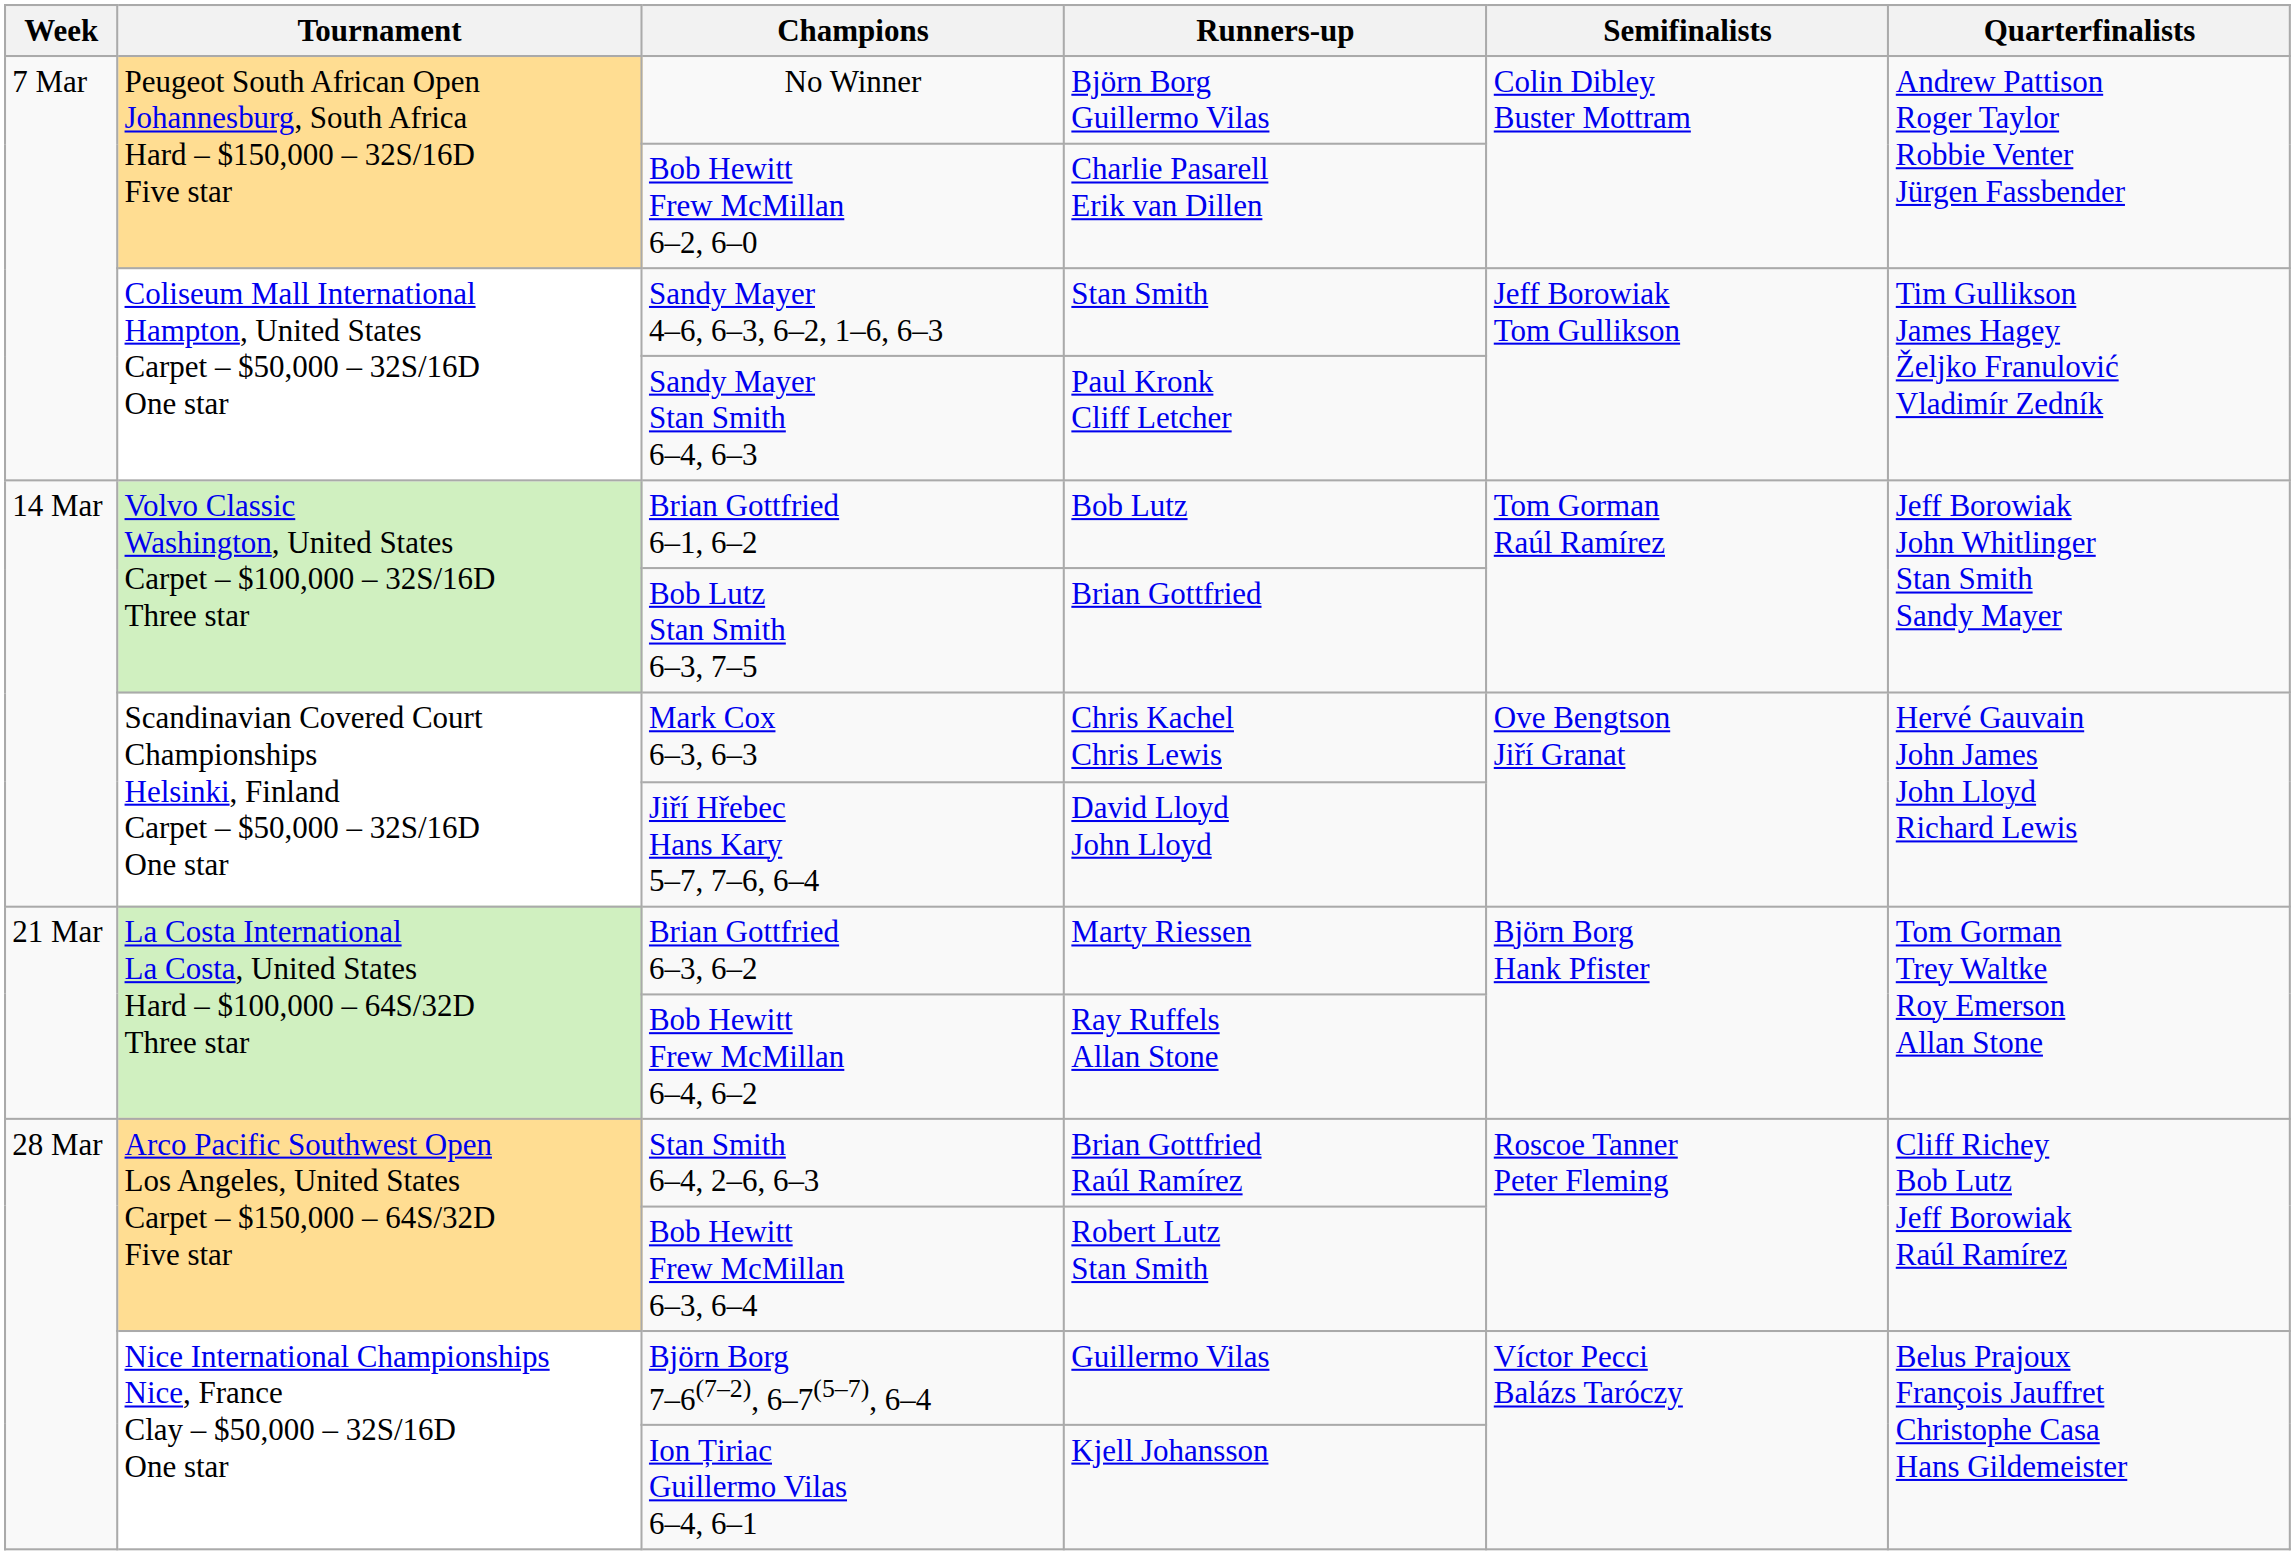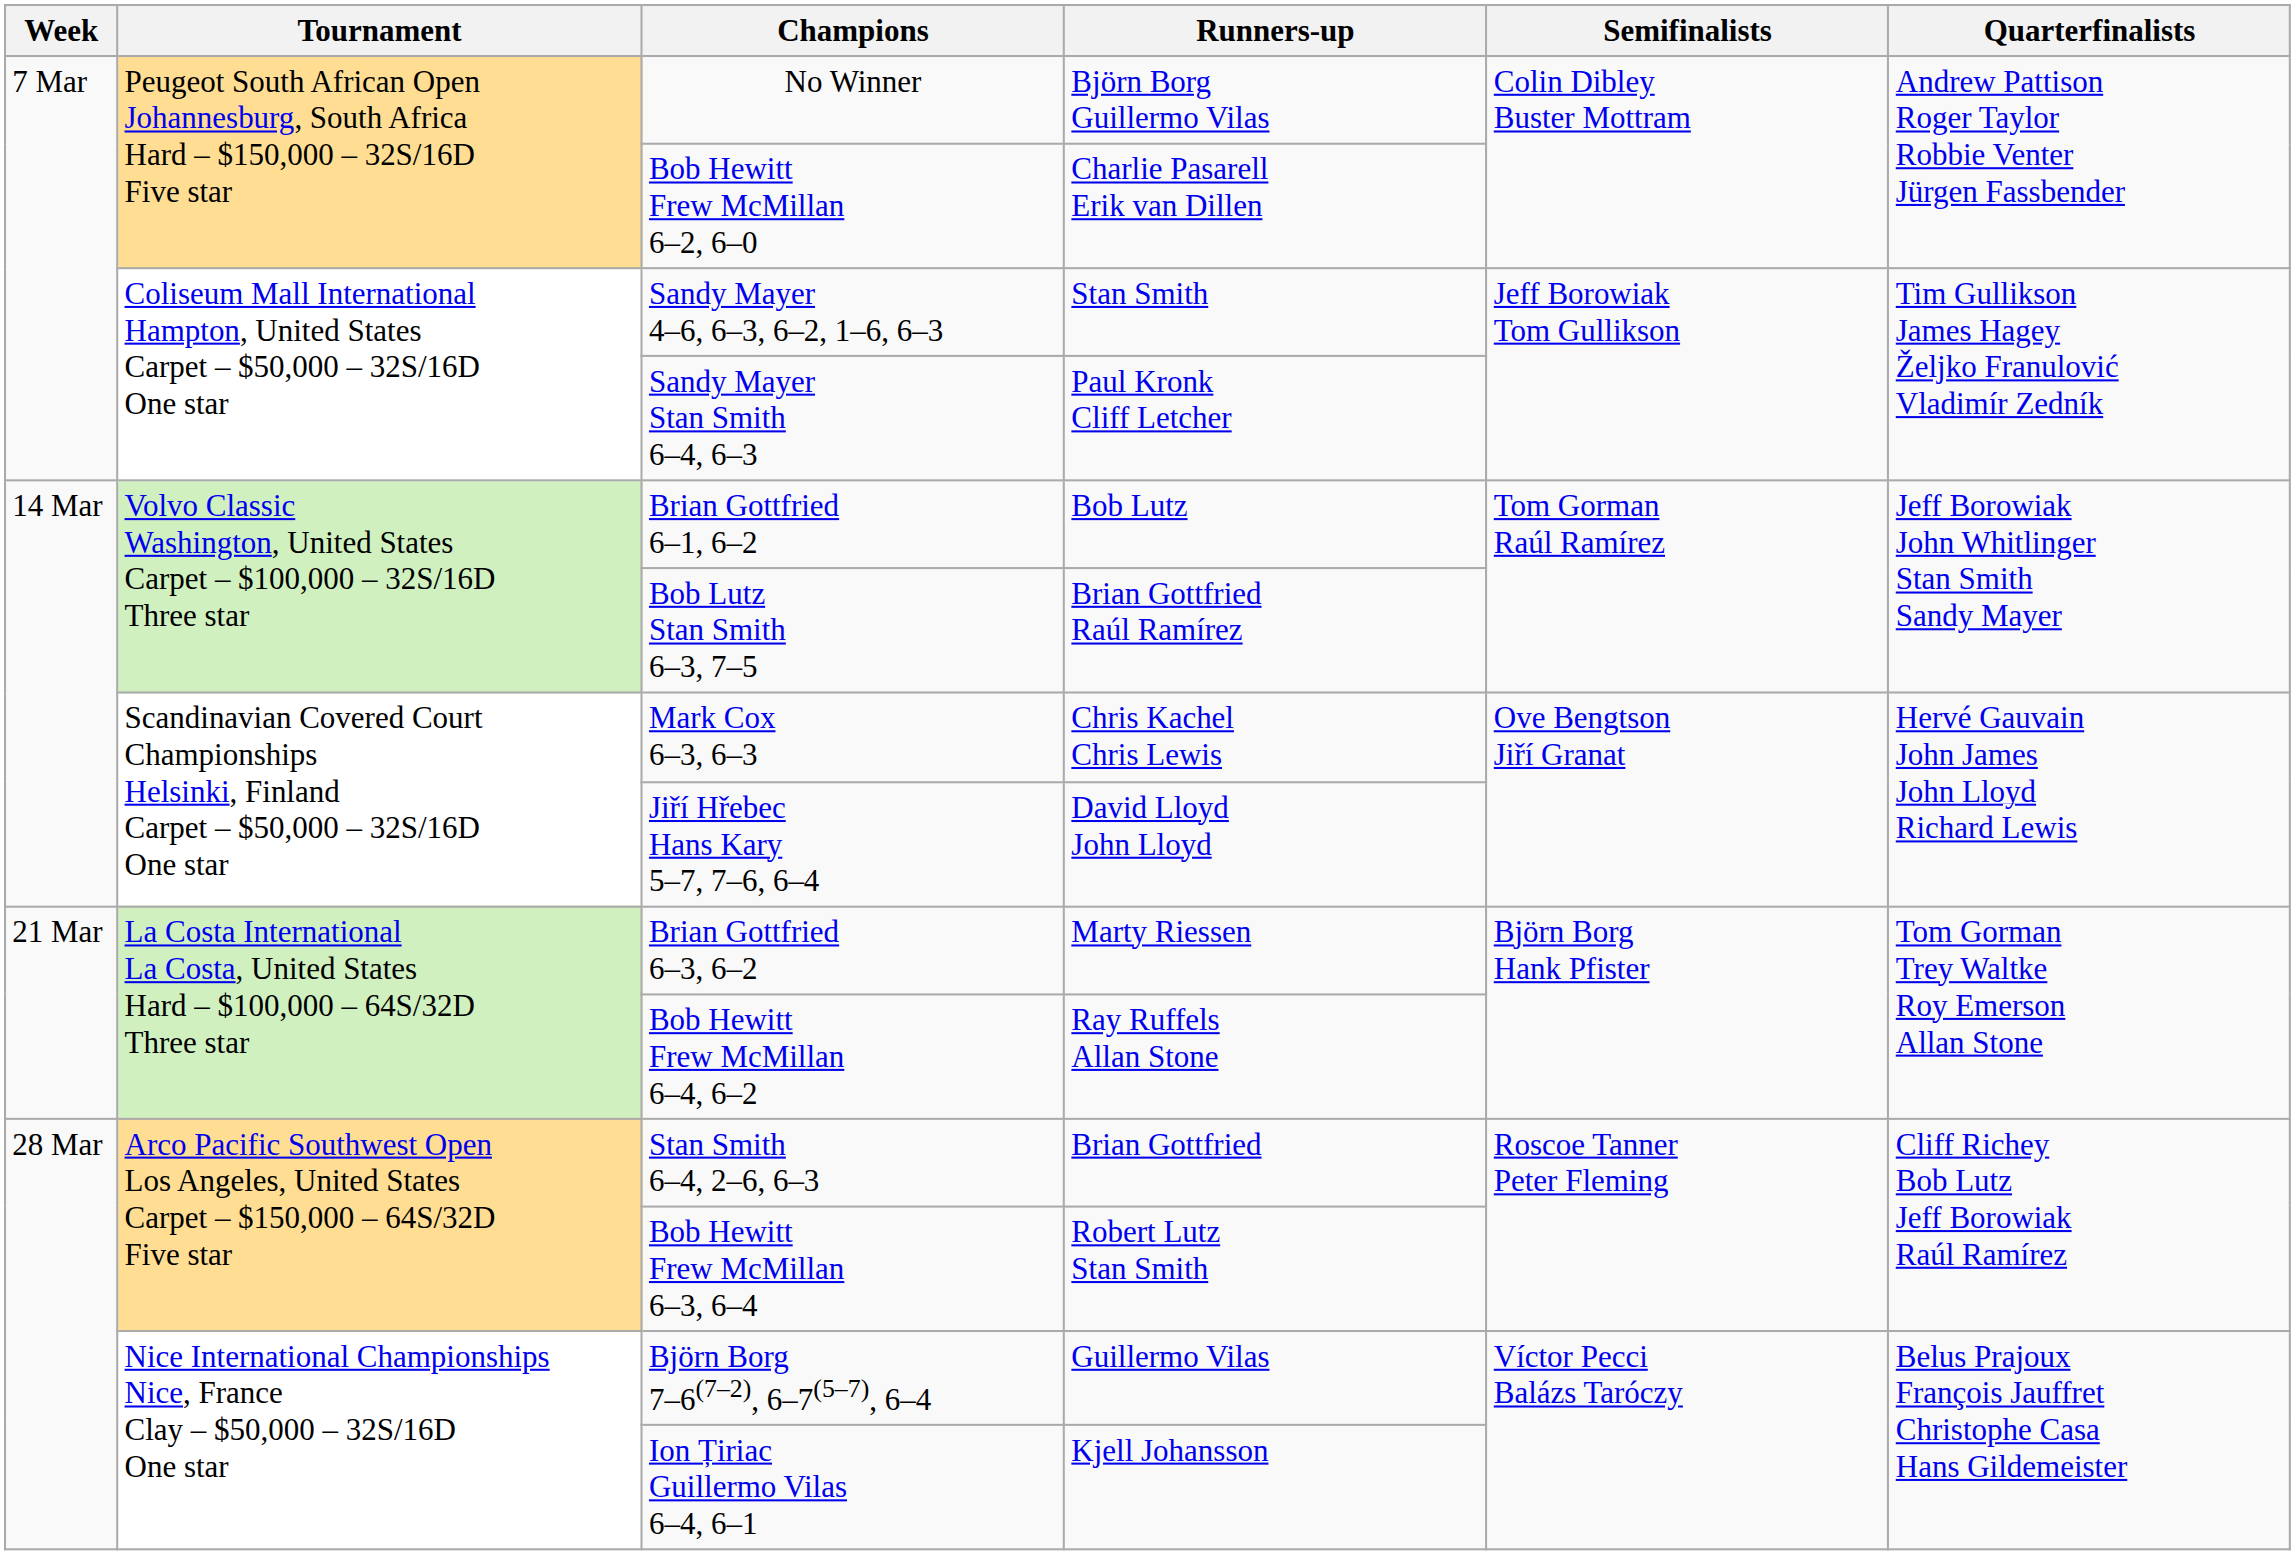(1166, 594) Brian Gottfried -> (1166, 612) Brian Gottfried Raúl Ramírez
(1166, 1161) Brian Gottfried Raúl Ramírez -> (1166, 1143) Brian Gottfried
